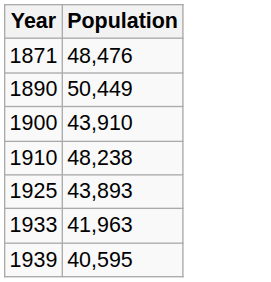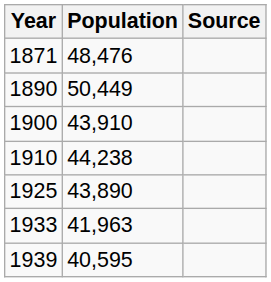+ column: (224, 21)
(100, 157) 48,238 -> (100, 157) 44,238
(100, 191) 43,893 -> (100, 191) 43,890
